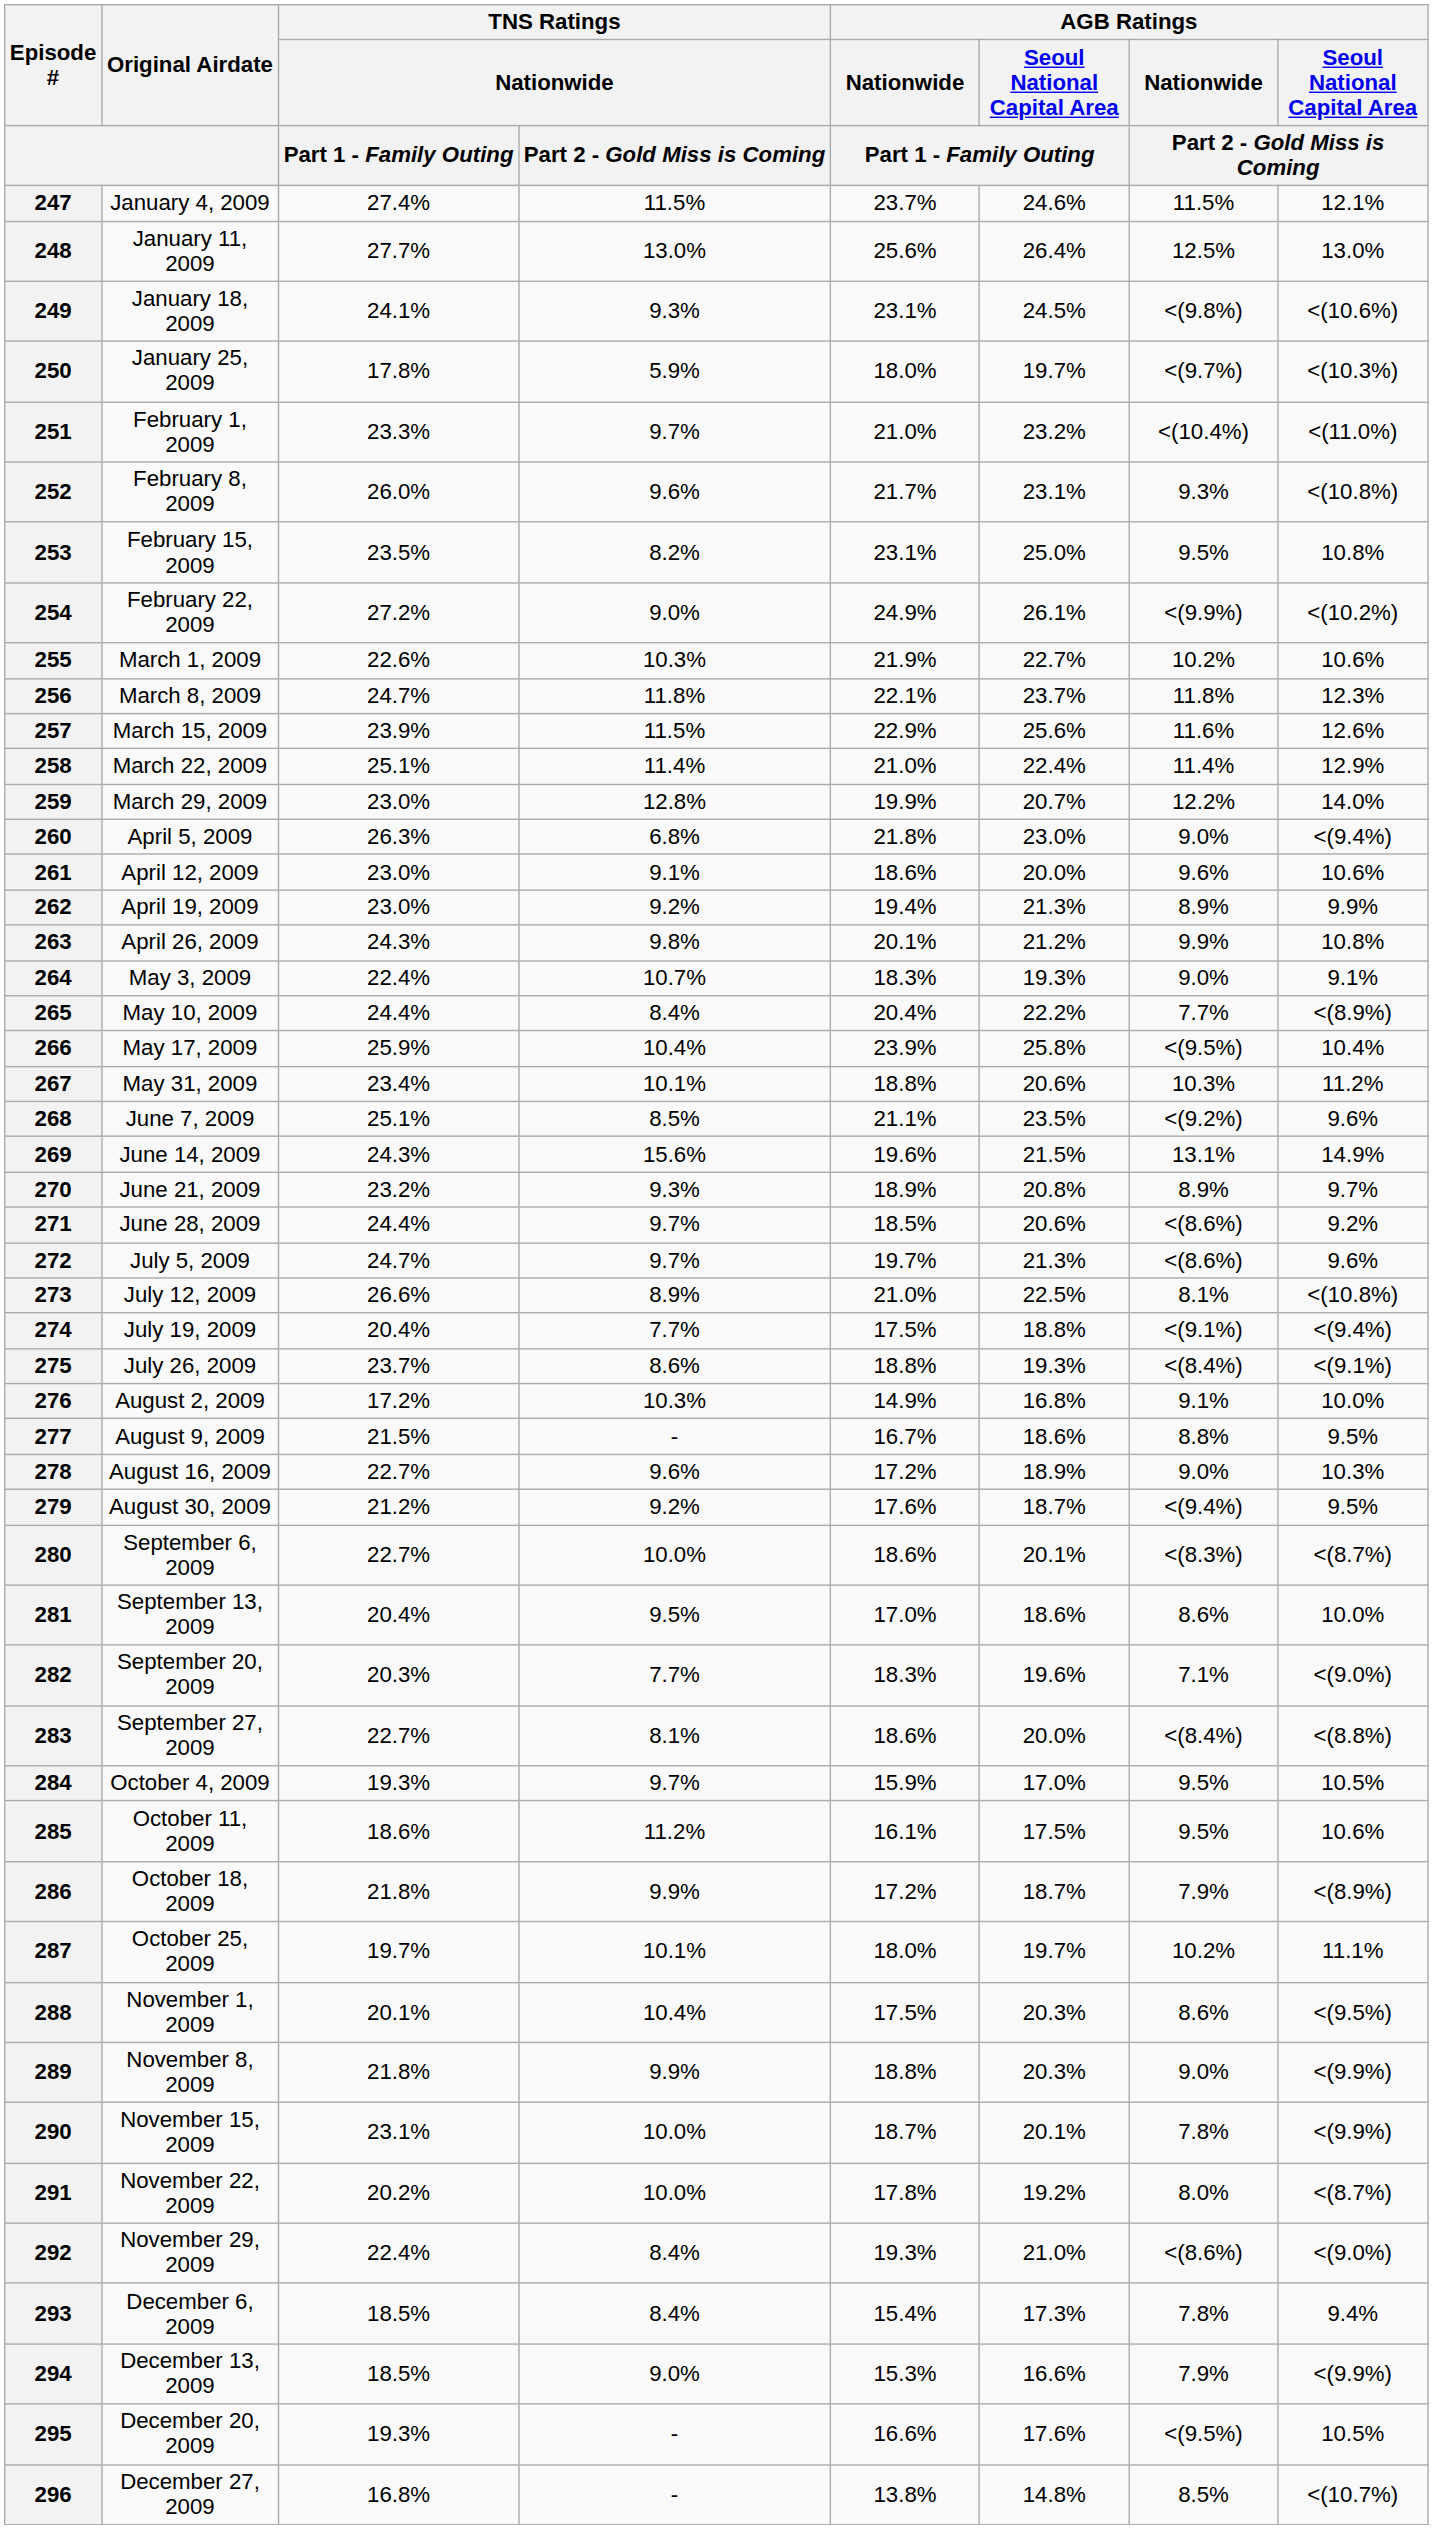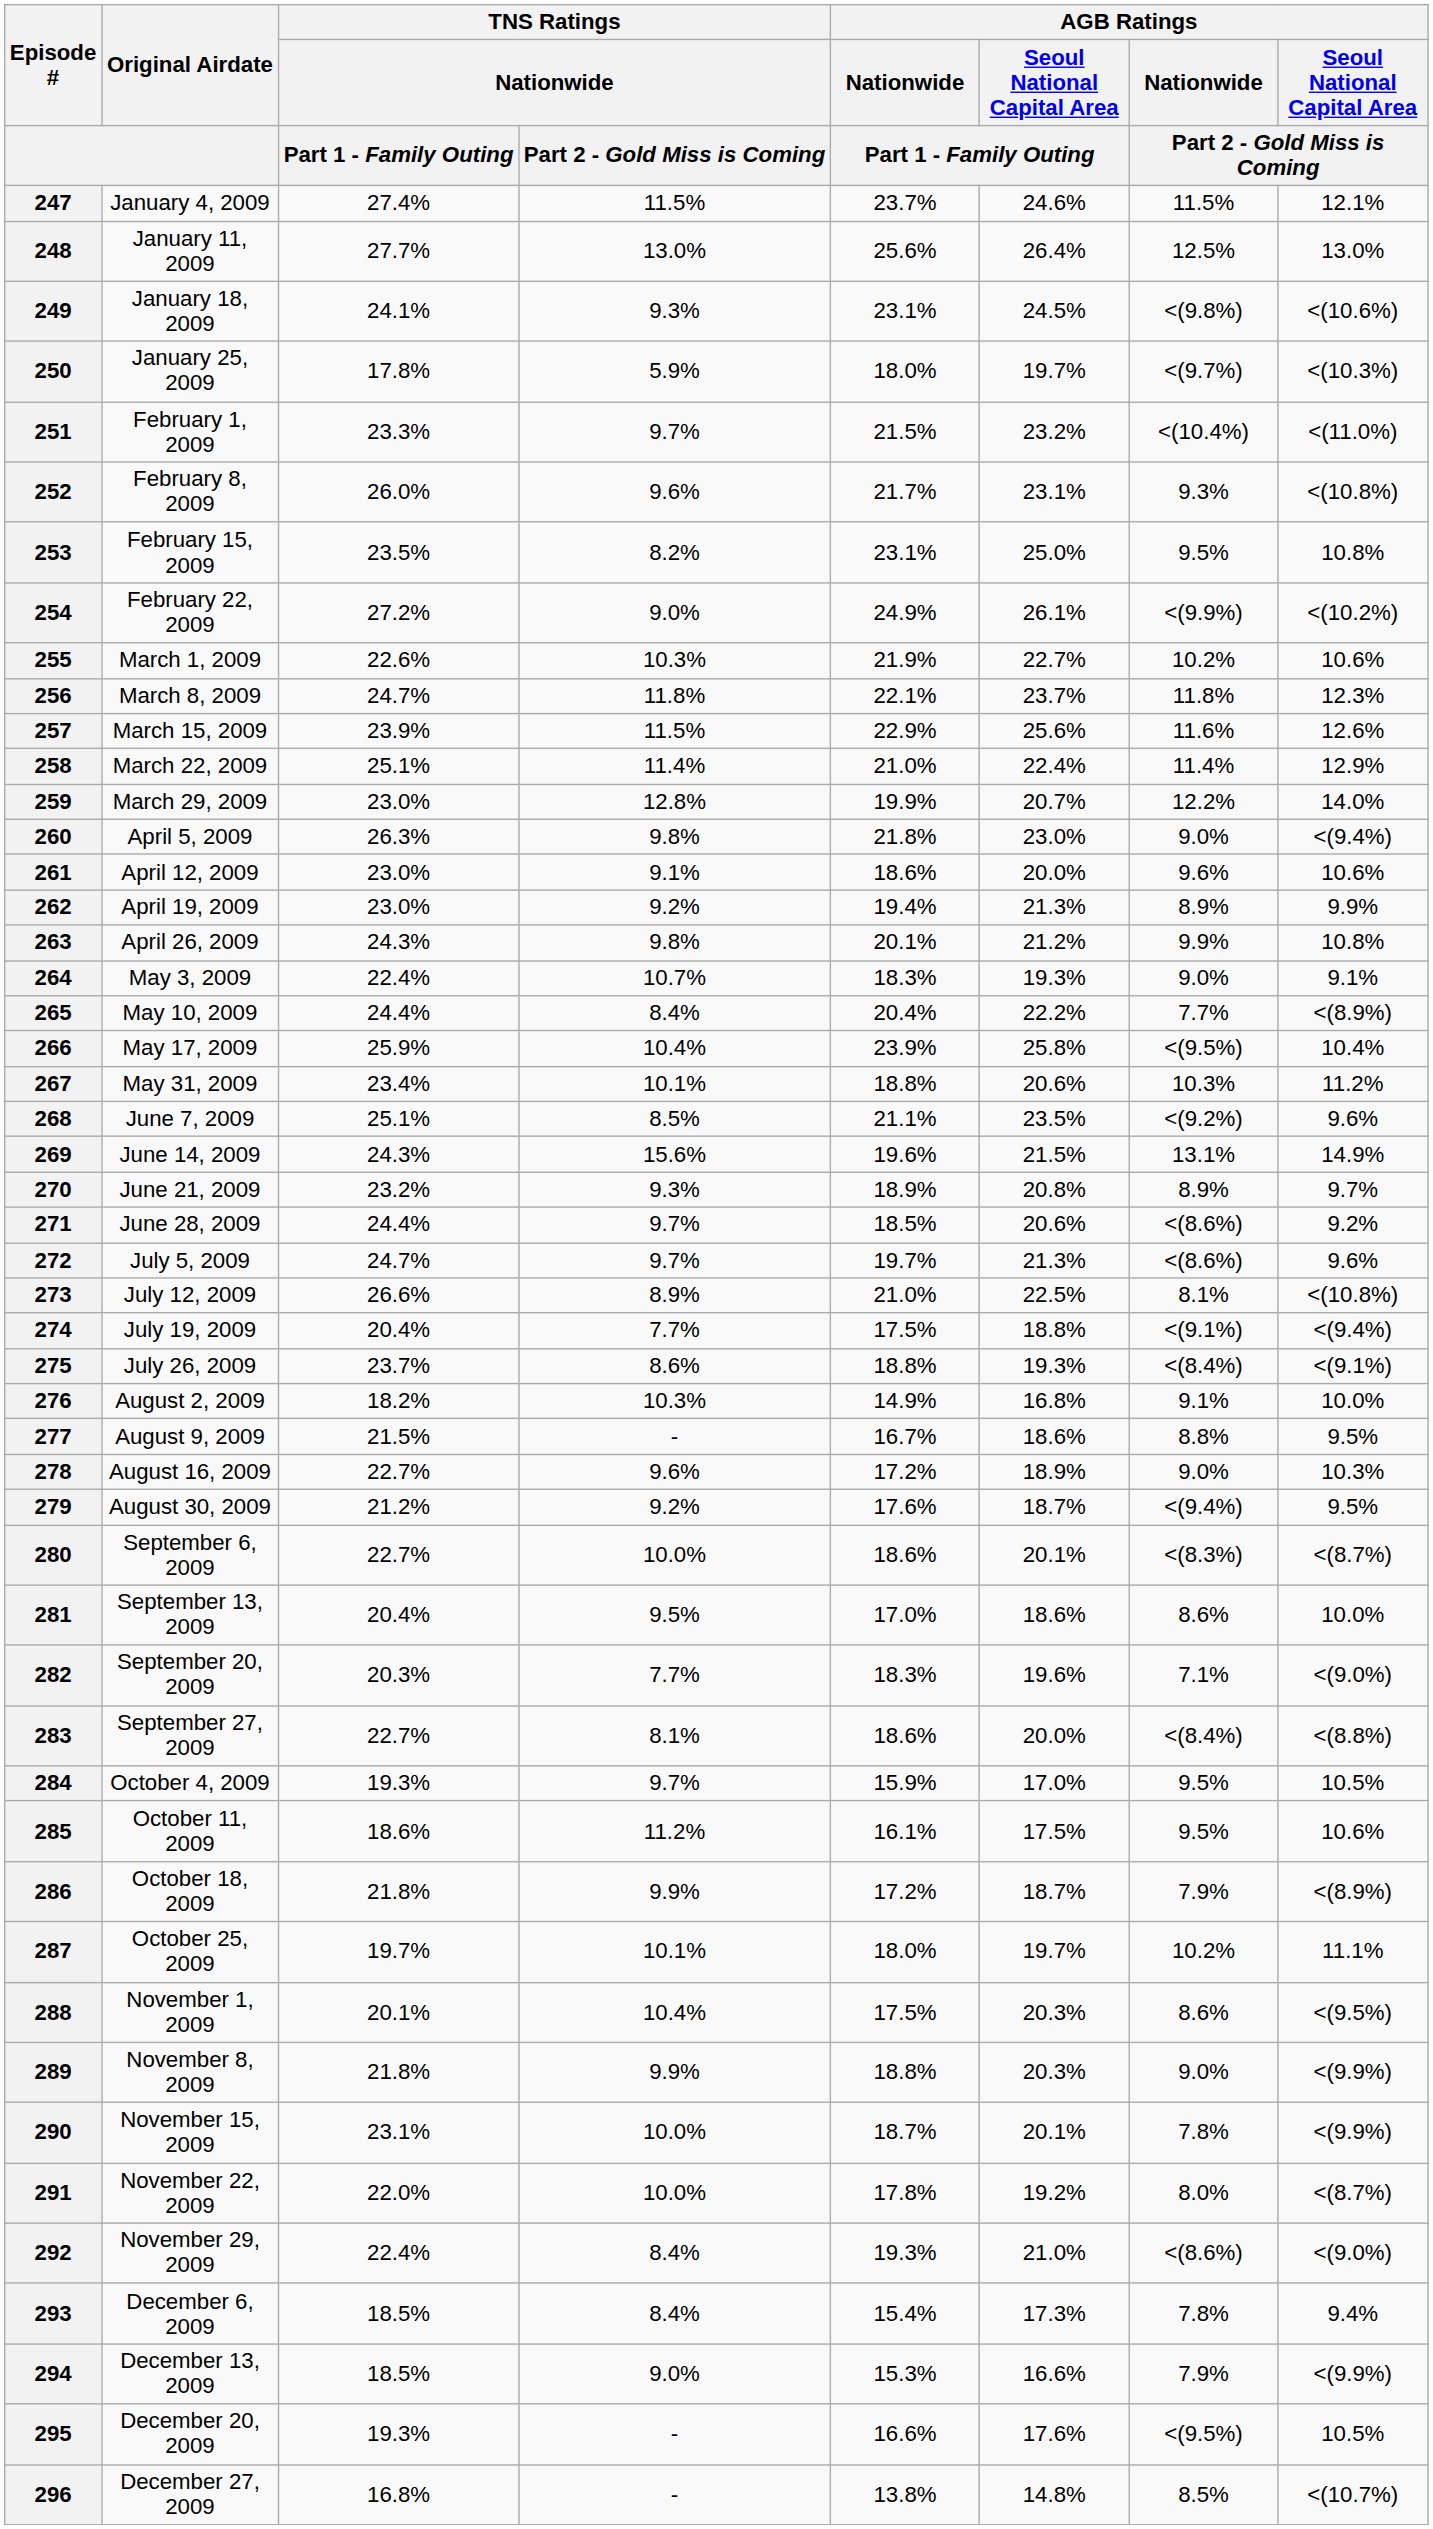(905, 431) 21.0% -> (905, 431) 21.5%
(674, 836) 6.8% -> (674, 836) 9.8%
(399, 1401) 17.2% -> (399, 1401) 18.2%
(399, 2192) 20.2% -> (399, 2192) 22.0%
